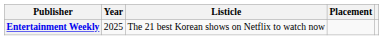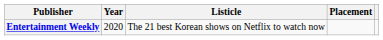(113, 27) 2025 -> (113, 27) 2020
